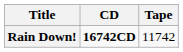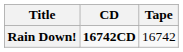(159, 36) 11742 -> (159, 36) 16742
